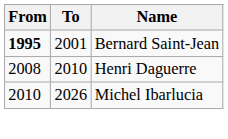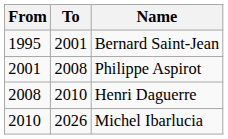(25, 43) bold -> (25, 43) normal
+ row: (148, 69)
